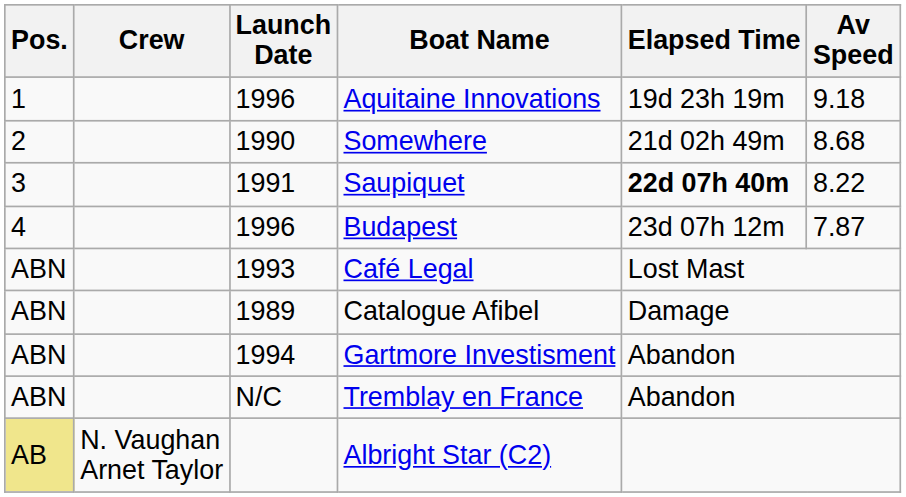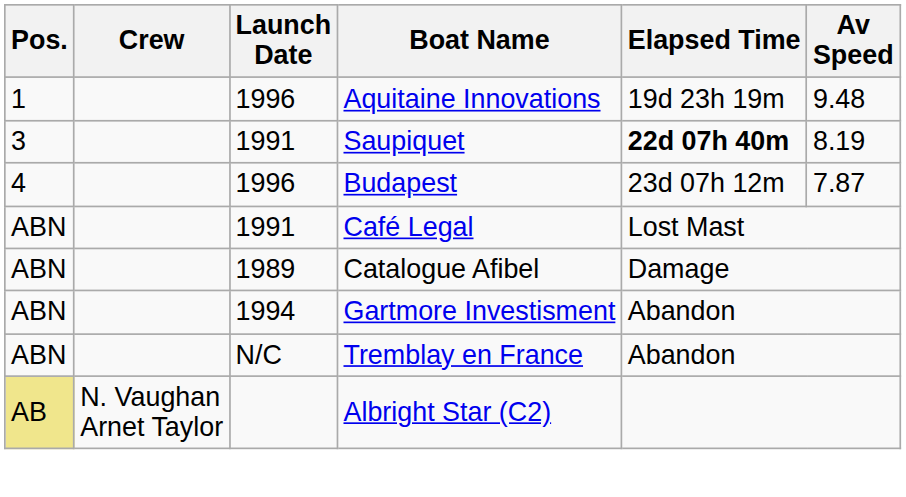(839, 98) 9.18 -> (839, 98) 9.48
- row: (415, 141)
(839, 183) 8.22 -> (839, 141) 8.19
(265, 269) 1993 -> (265, 226) 1991
